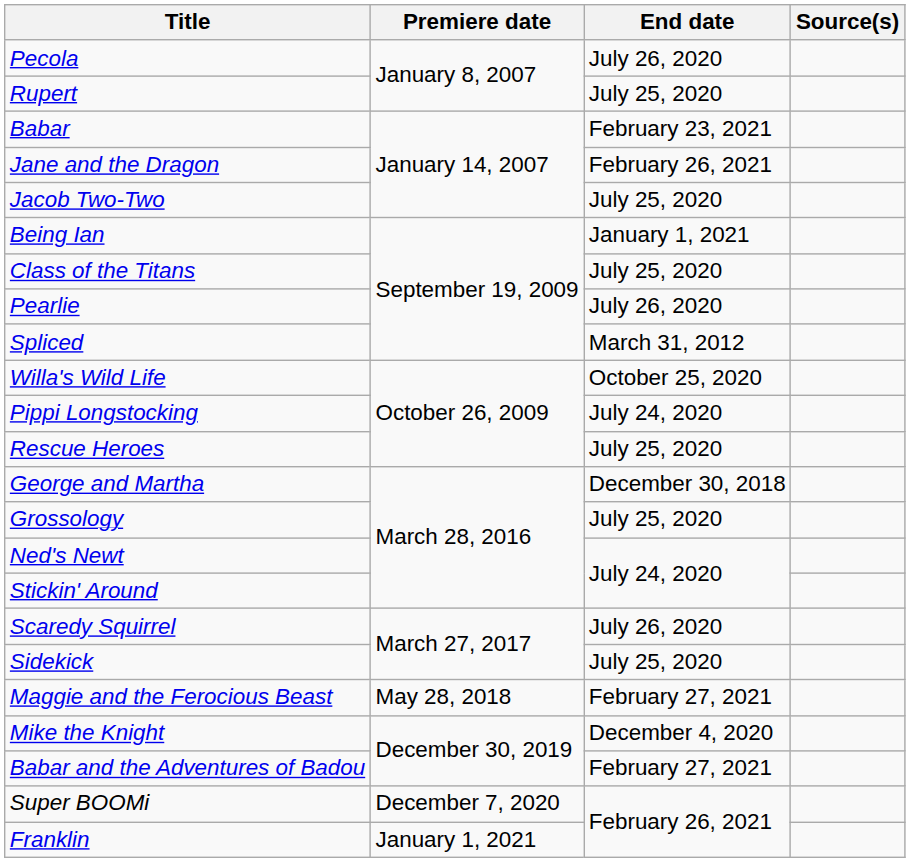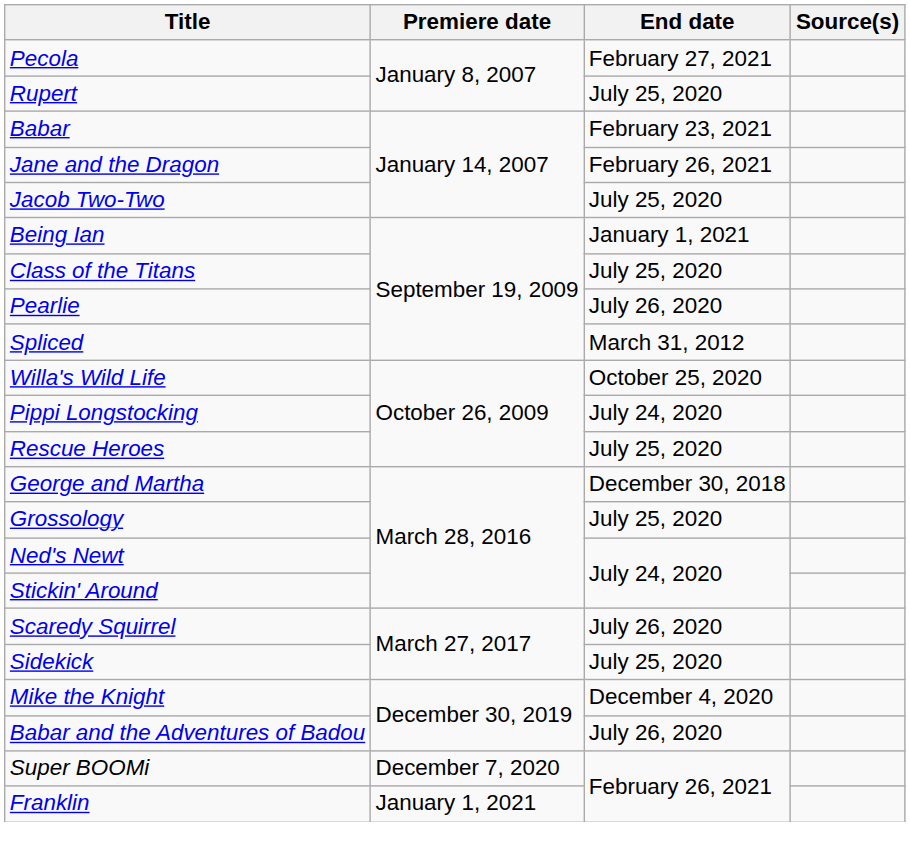(655, 57) July 26, 2020 -> (680, 57) February 27, 2021
- row: (171, 697)
(680, 768) February 27, 2021 -> (655, 732) July 26, 2020
